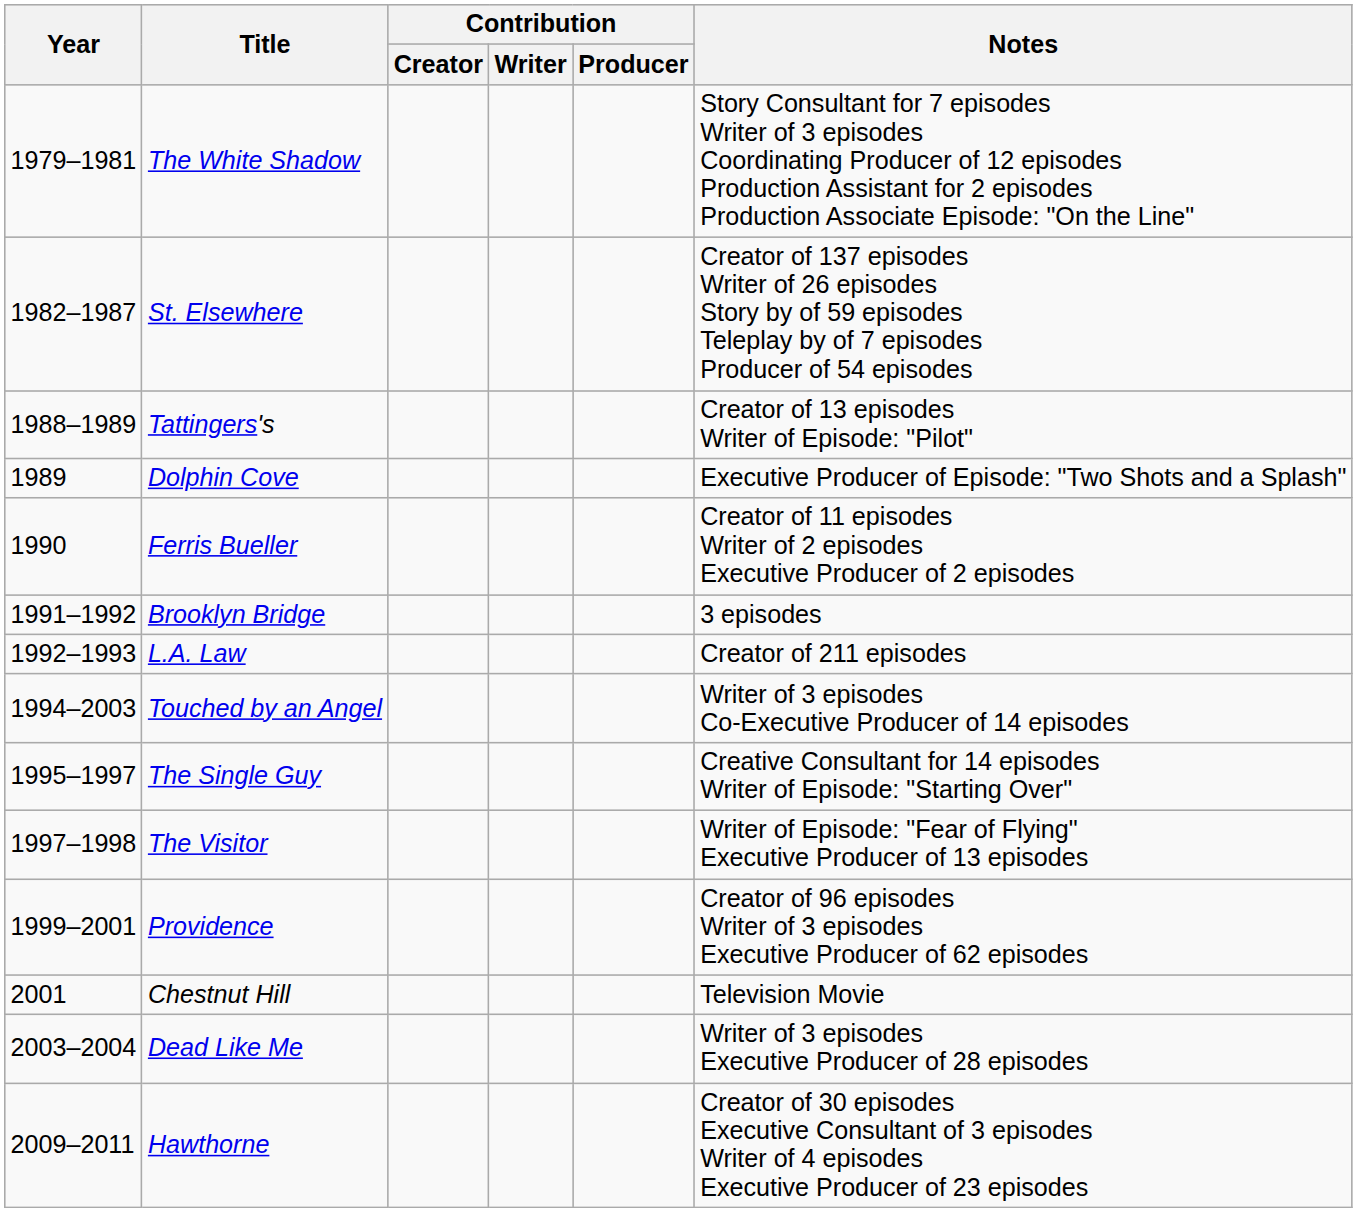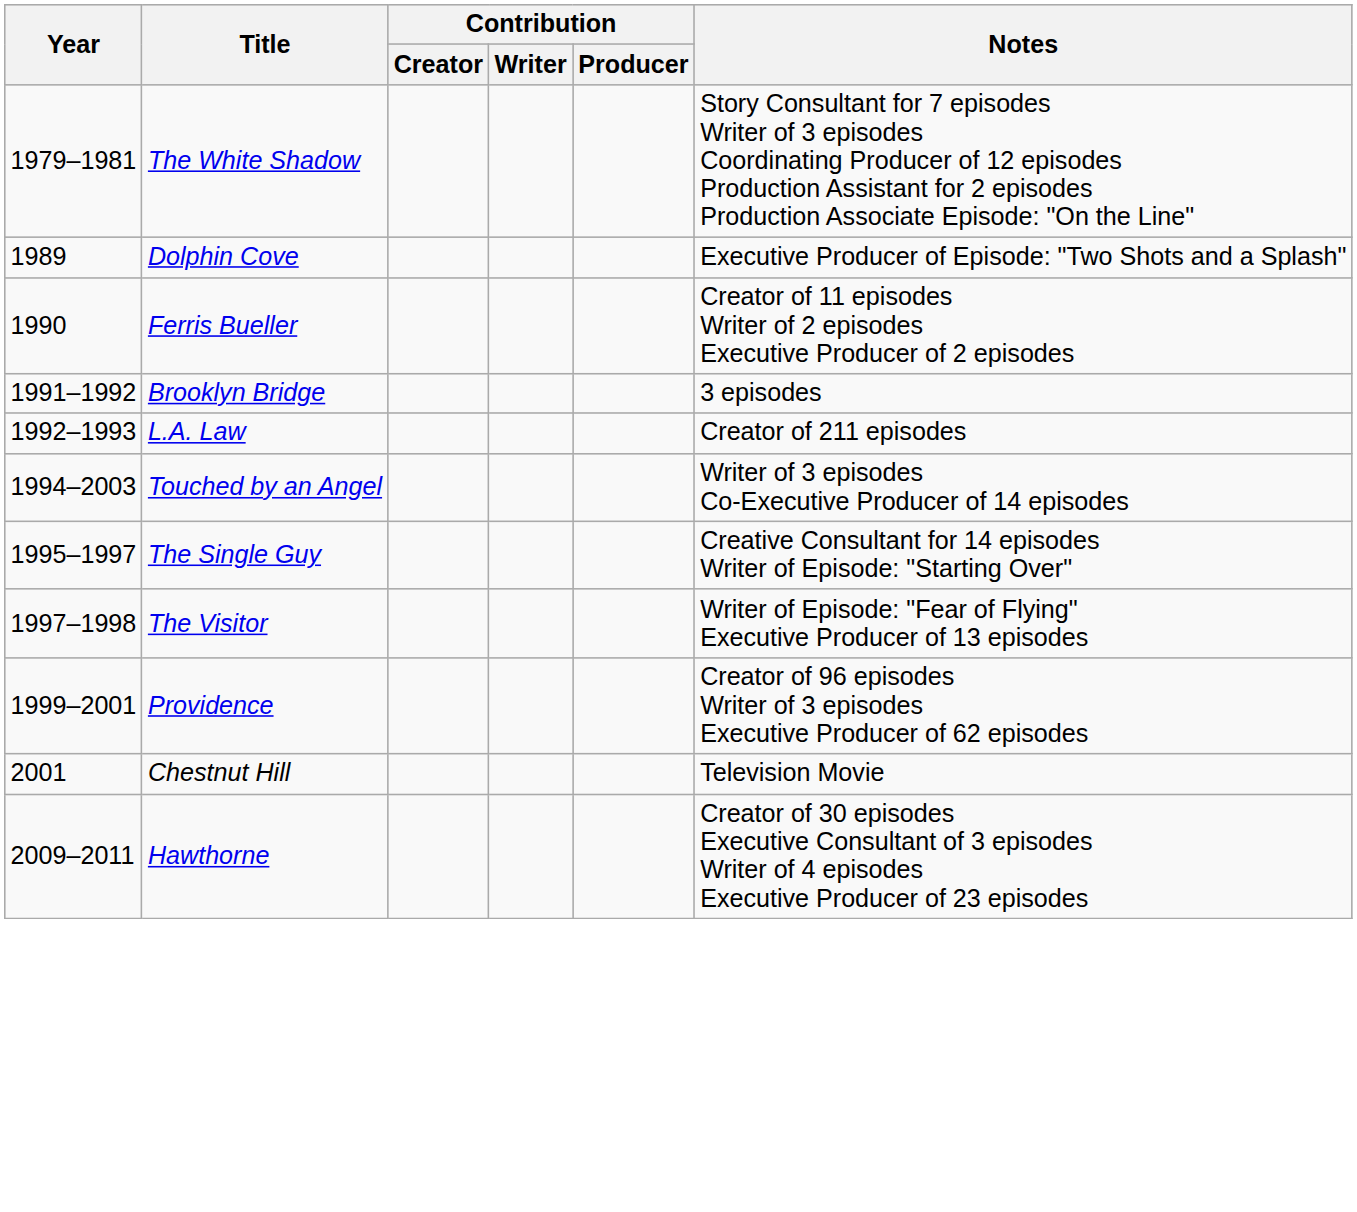- row: (225, 313)
- row: (211, 423)
- row: (225, 1048)
